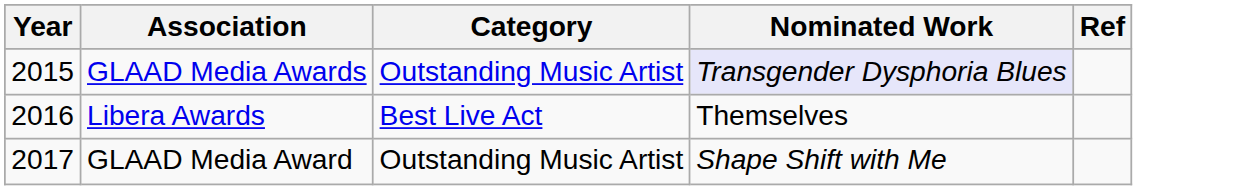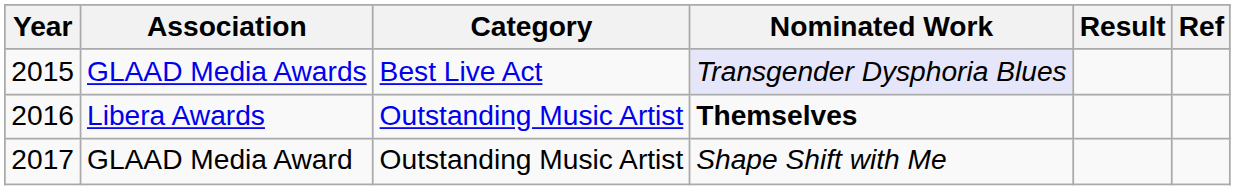+ column: (1123, 26)
(531, 71) Outstanding Music Artist -> (461, 71) Best Live Act
(461, 116) Best Live Act -> (531, 116) Outstanding Music Artist
(772, 116) normal -> (777, 116) bold
